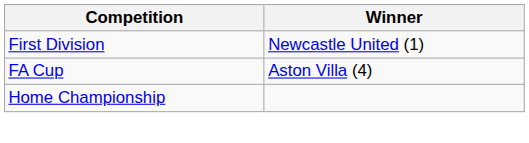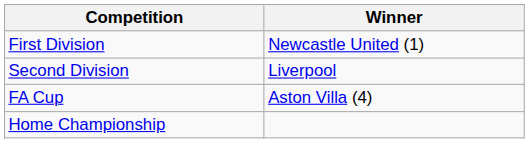+ row: (69, 71)
